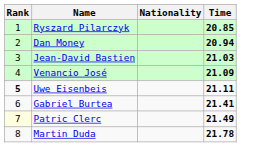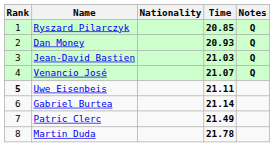+ column: (253, 12)
(220, 42) 20.94 -> (220, 42) 20.93
(220, 73) 21.09 -> (220, 73) 21.07
(220, 104) 21.41 -> (220, 104) 21.14
(18, 119) lightyellow background -> (18, 119) no background
